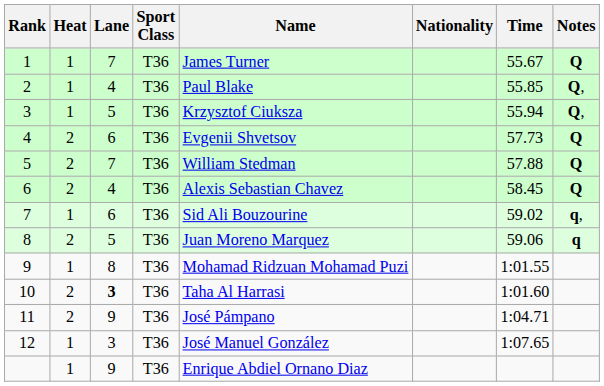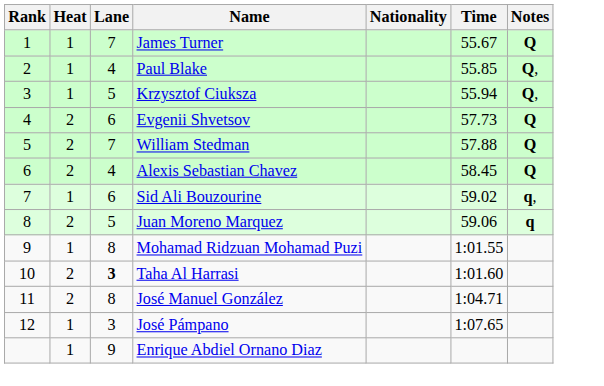- column: (156, 26)
(112, 317) 9 -> (112, 299) 8
(229, 317) José Pámpano -> (210, 299) José Manuel González
(256, 343) José Manuel González -> (183, 324) José Pámpano
